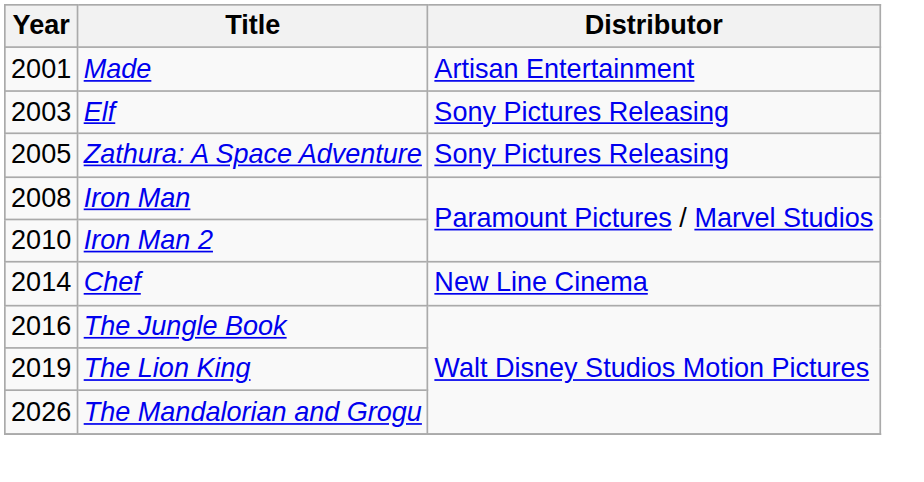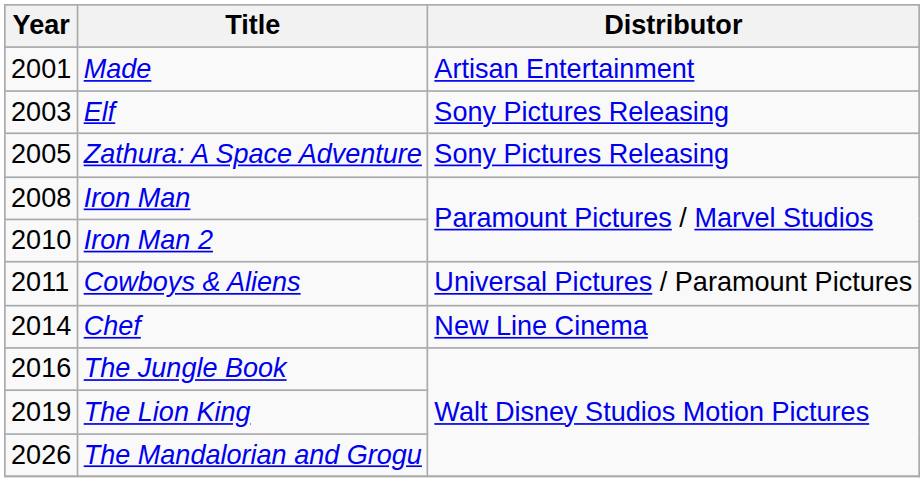+ row: (192, 283)
